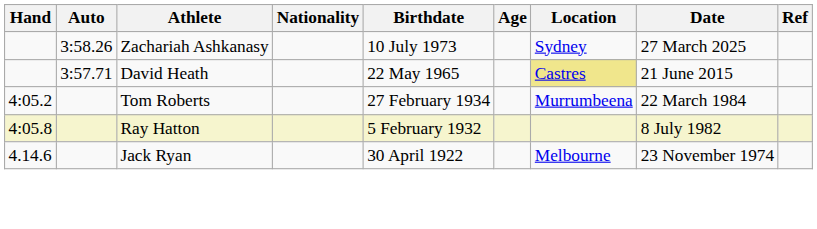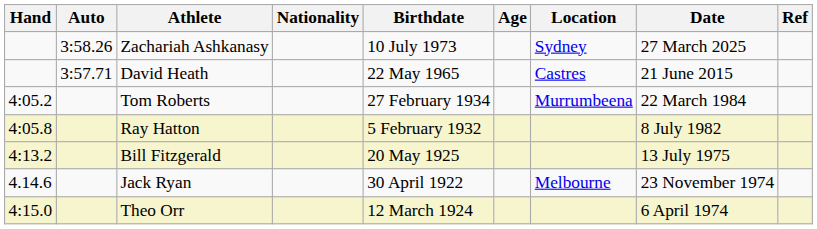(560, 73) khaki background -> (560, 73) no background
+ row: (171, 155)
+ row: (152, 210)
